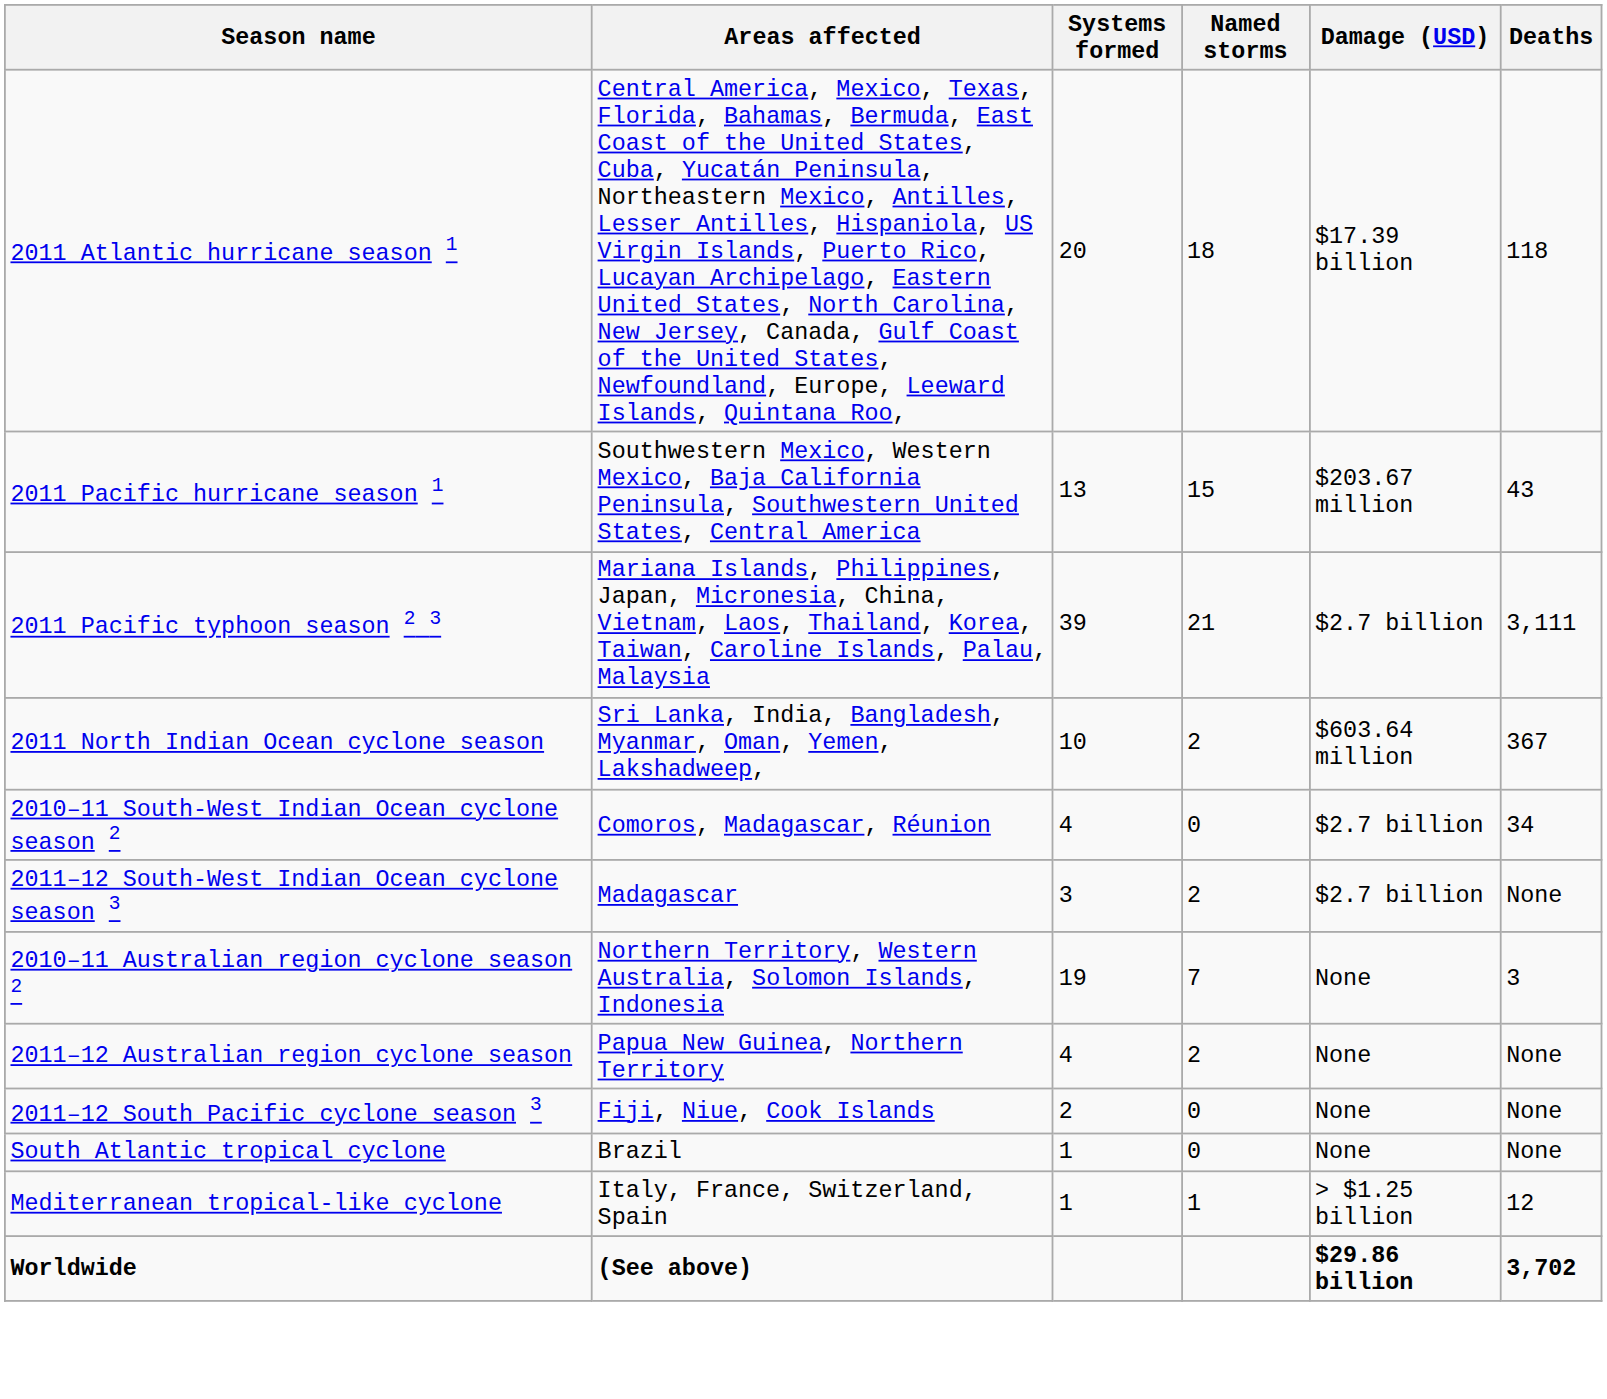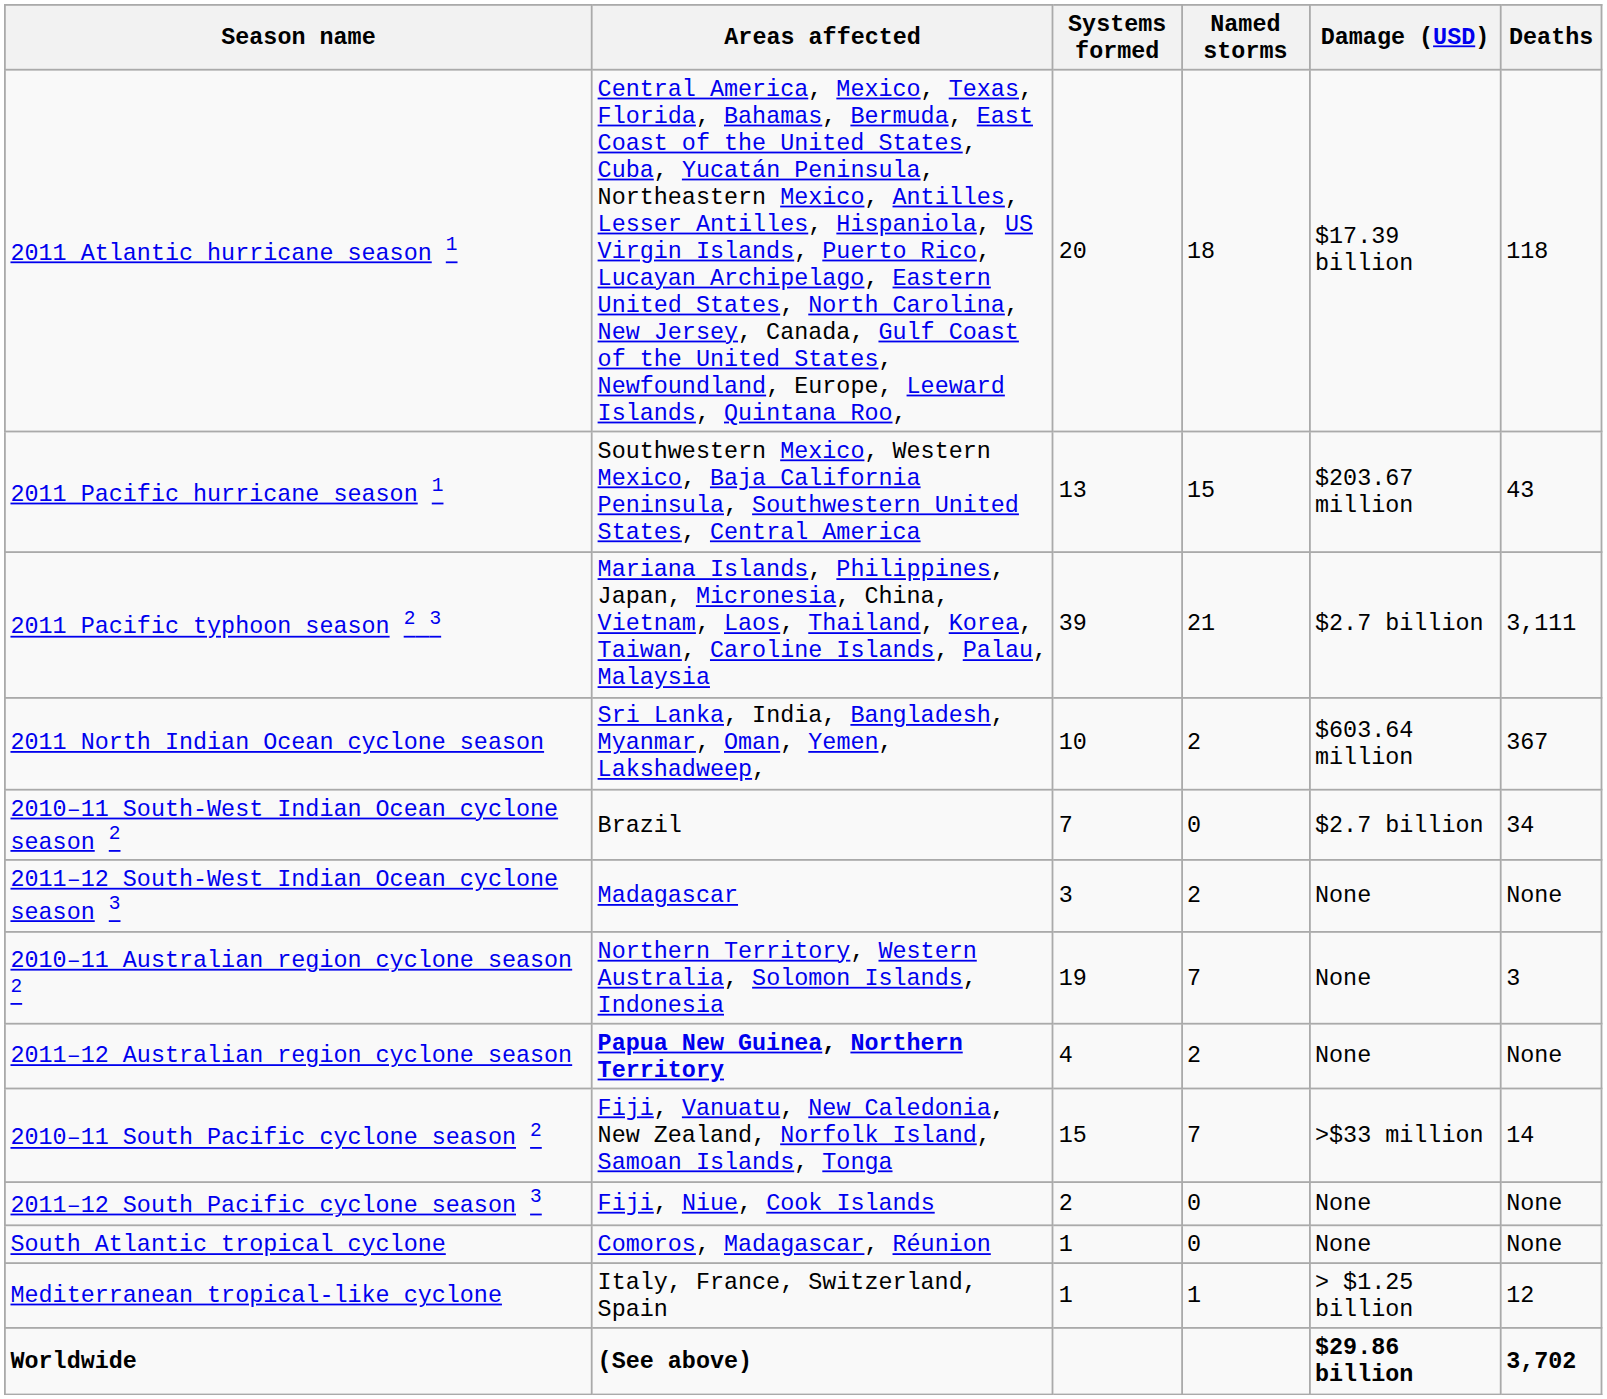(794, 825) Comoros, Madagascar, Réunion -> (640, 825) Brazil
(1066, 825) 4 -> (1066, 825) 7
(1399, 896) $2.7 billion -> (1343, 896) None
(780, 1057) normal -> (780, 1057) bold
+ row: (276, 1135)
(640, 1152) Brazil -> (794, 1244) Comoros, Madagascar, Réunion
